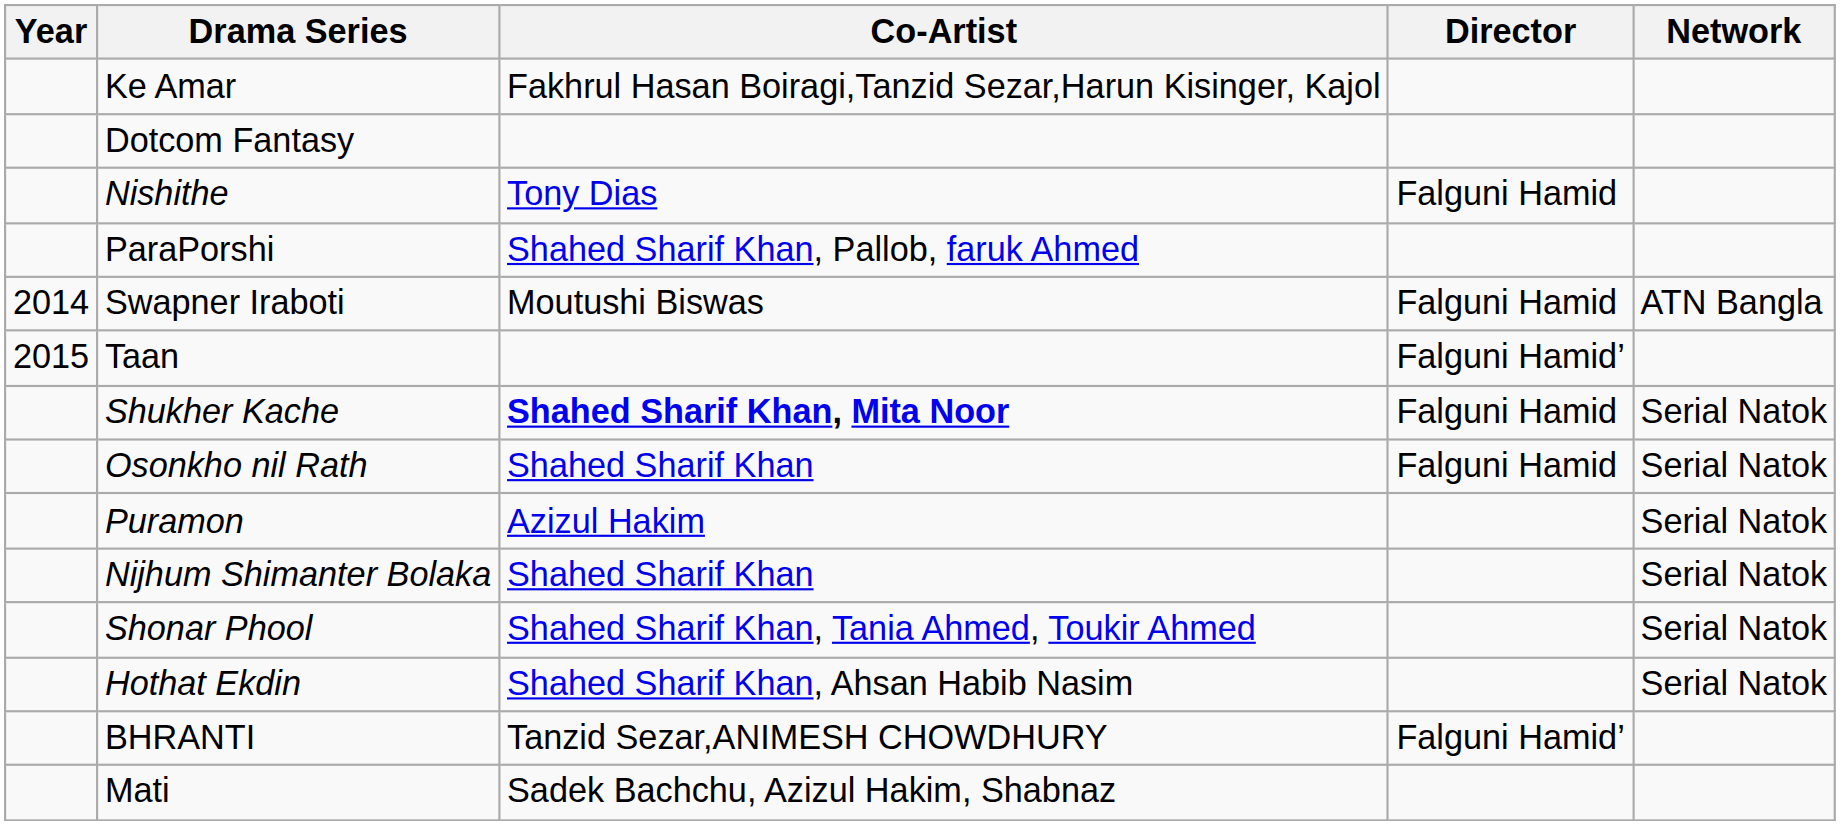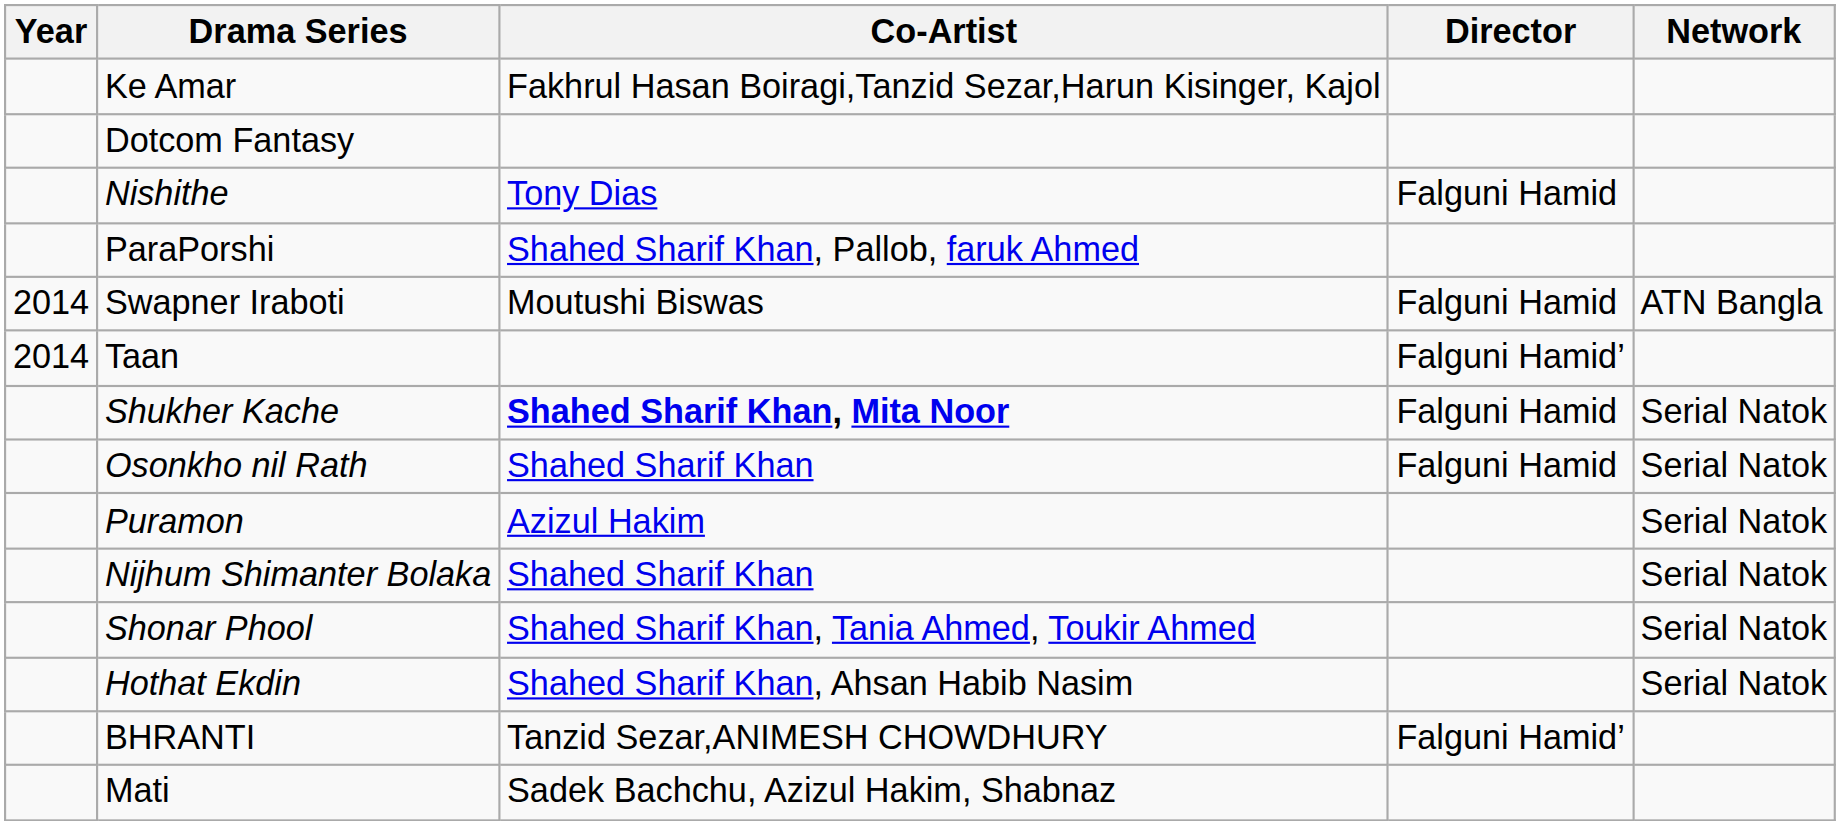(51, 357) 2015 -> (51, 357) 2014
